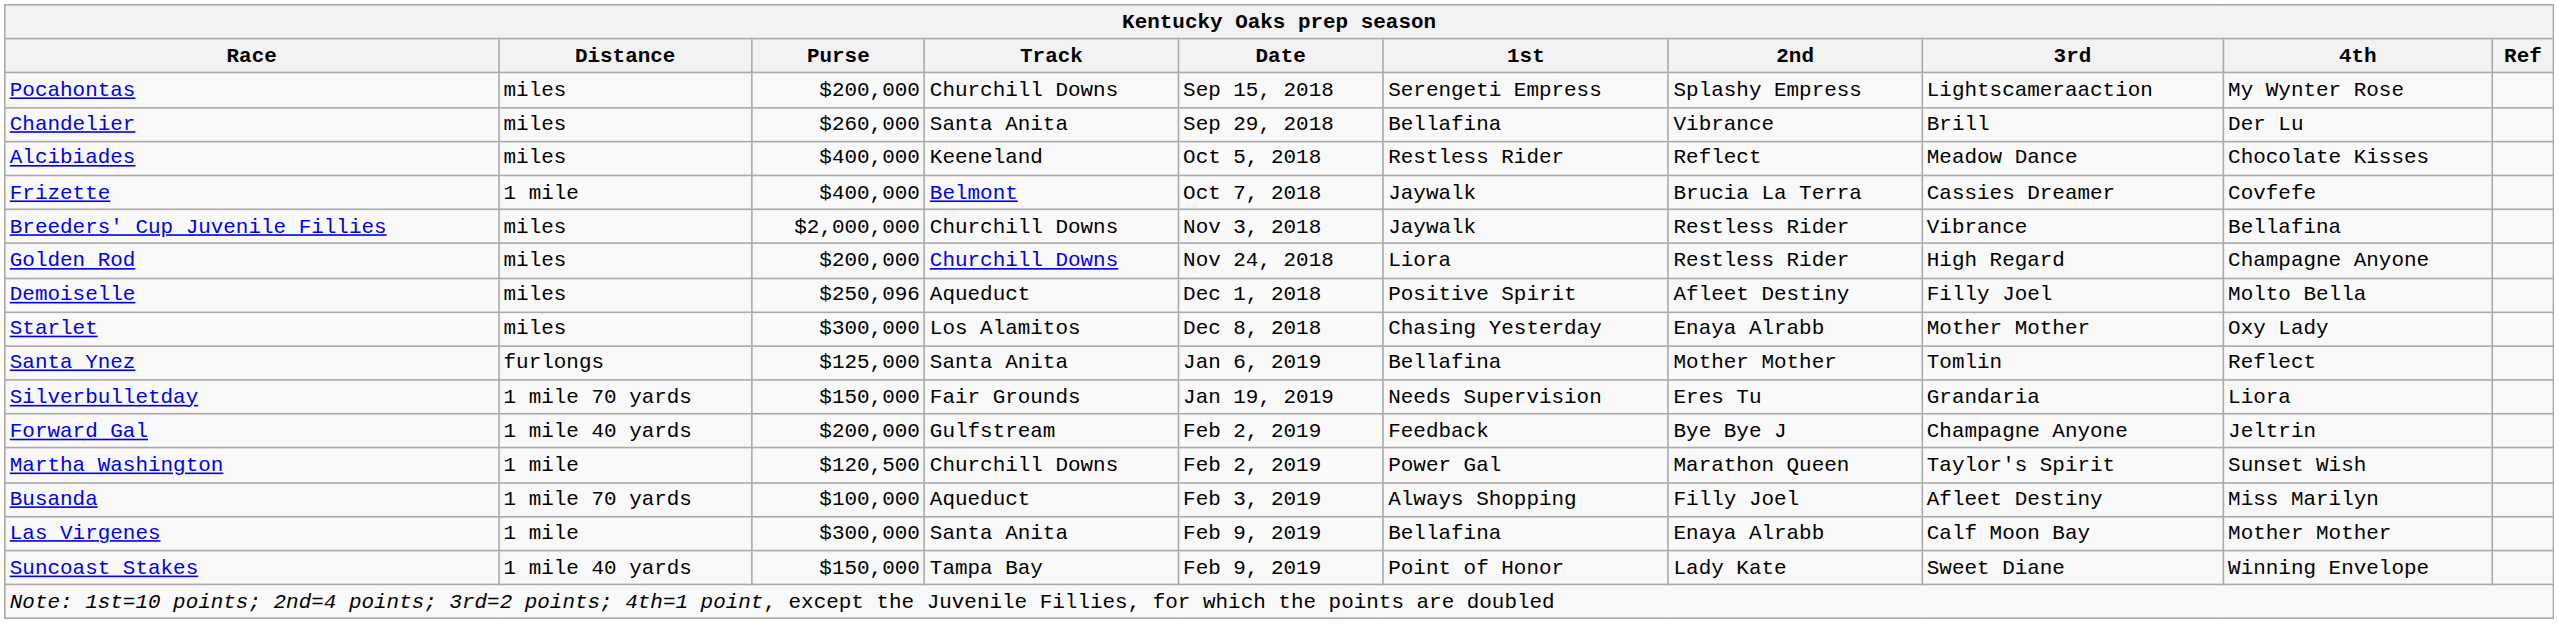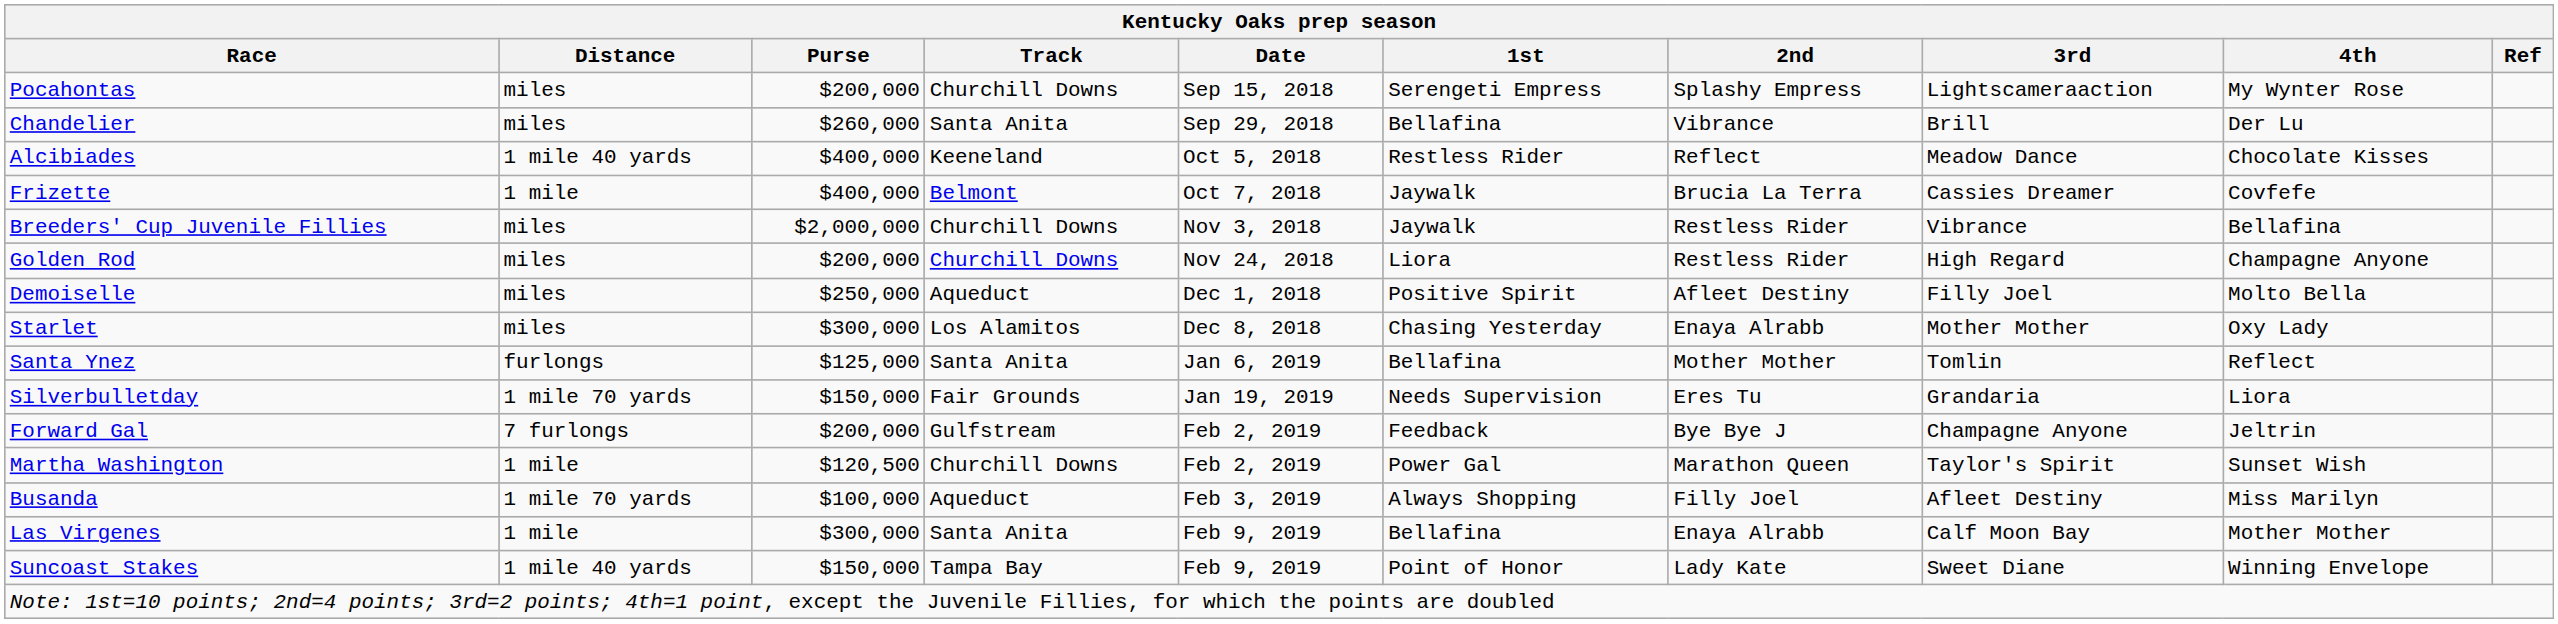(535, 158) miles -> (598, 158) 1 mile 40 yards
(870, 295) $250,096 -> (870, 295) $250,000
(598, 431) 1 mile 40 yards -> (566, 431) 7 furlongs
